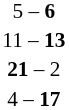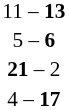rows swapped: (34, 40) <-> (34, 11)
